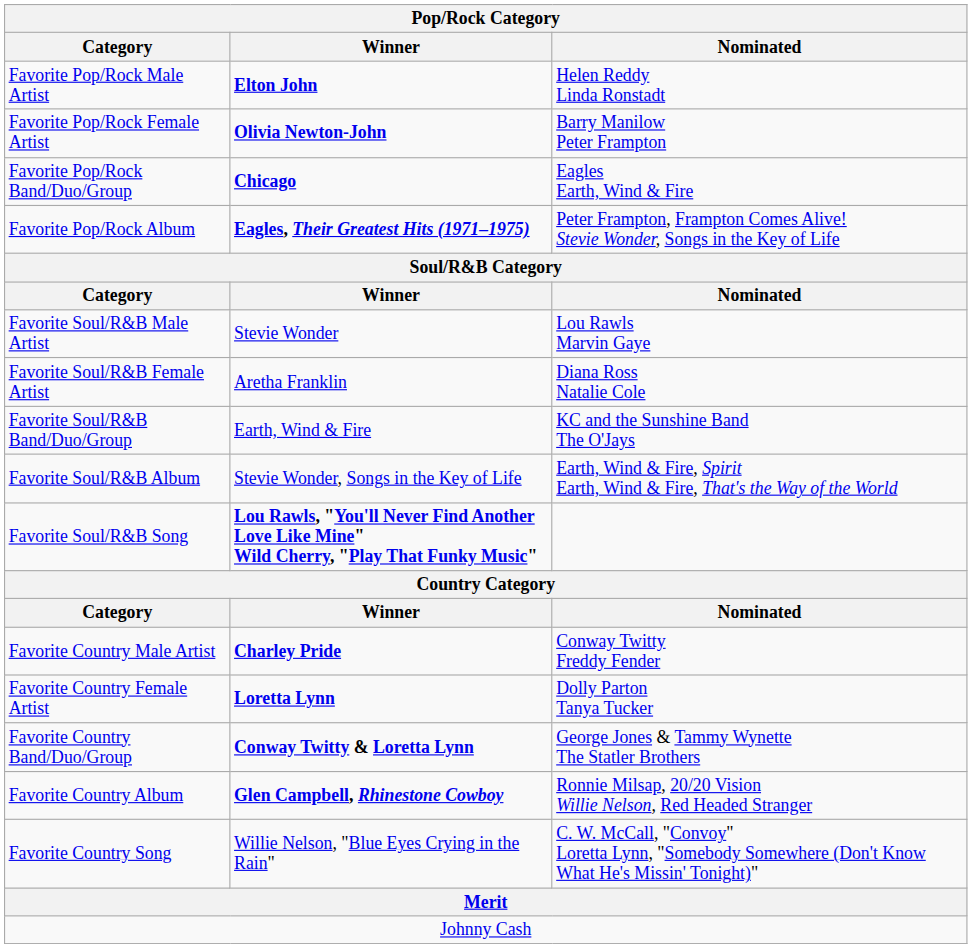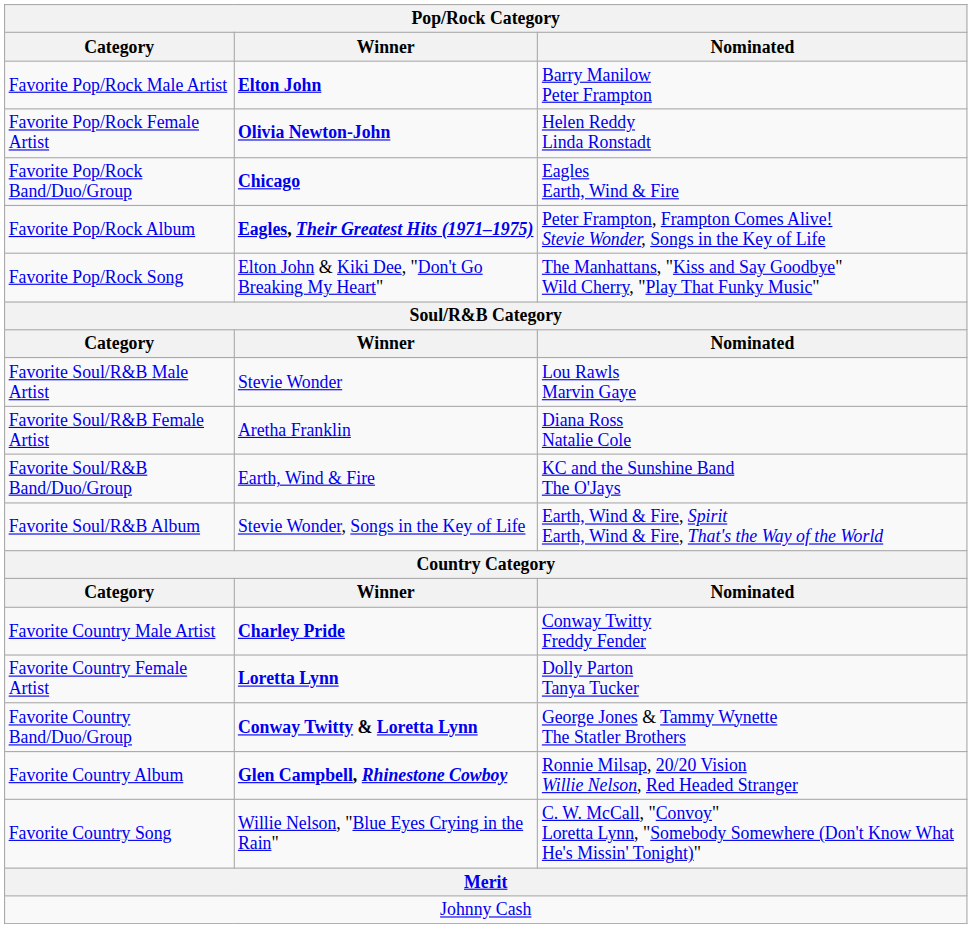(611, 84) Helen Reddy Linda Ronstadt -> (597, 84) Barry Manilow Peter Frampton
(611, 133) Barry Manilow Peter Frampton -> (596, 133) Helen Reddy Linda Ronstadt
+ row: (96, 277)
- row: (98, 536)
